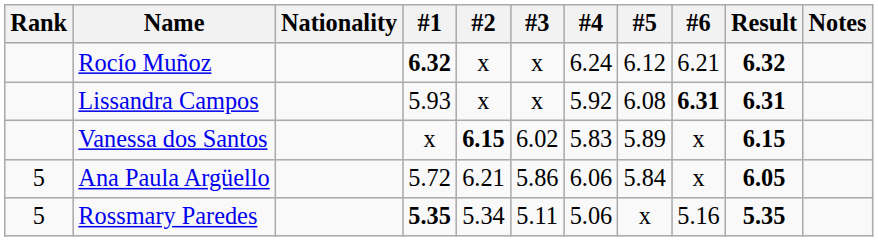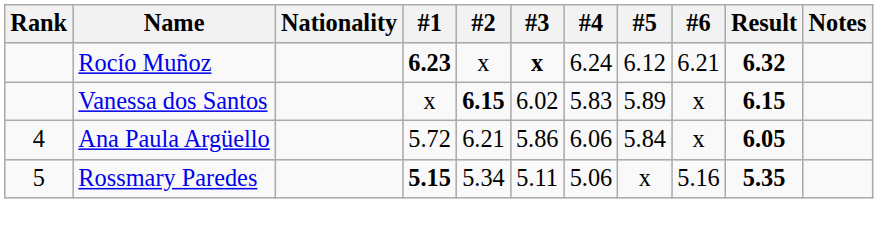(430, 62) 6.32 -> (430, 62) 6.23
(537, 62) normal -> (537, 62) bold
- row: (169, 100)
(39, 178) 5 -> (39, 139) 4
(430, 216) 5.35 -> (430, 178) 5.15
